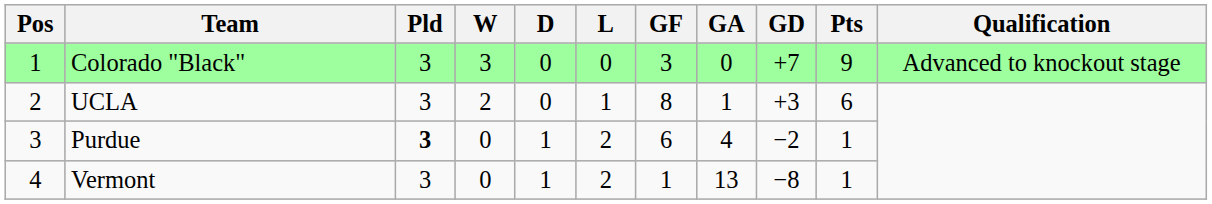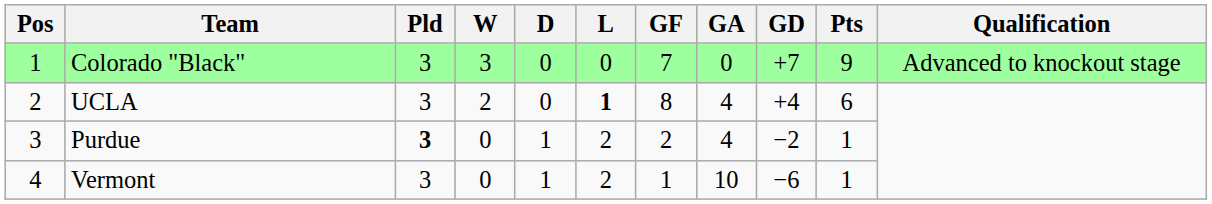(666, 62) 3 -> (666, 62) 7
(606, 101) normal -> (606, 101) bold
(726, 101) 1 -> (726, 101) 4
(786, 101) +3 -> (786, 101) +4
(666, 140) 6 -> (666, 140) 2
(726, 179) 13 -> (726, 179) 10
(786, 179) −8 -> (786, 179) −6
